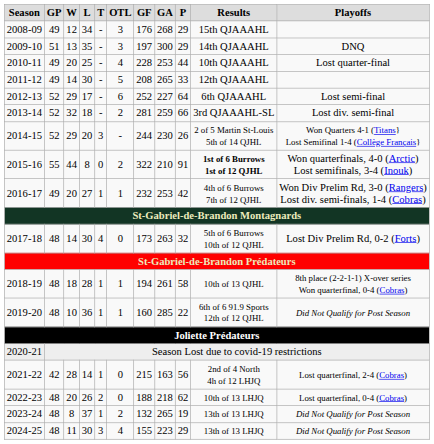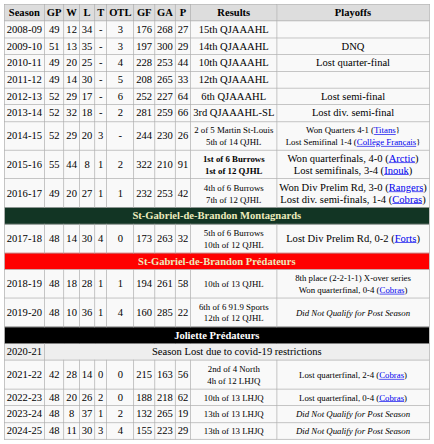(183, 29) 29 -> (183, 29) 27
(101, 164) 0 -> (101, 164) 1
(120, 312) 1 -> (120, 312) 4
(101, 374) 1 -> (101, 374) 0
